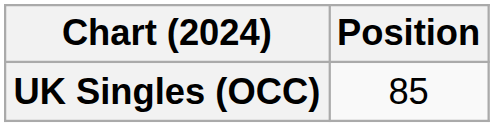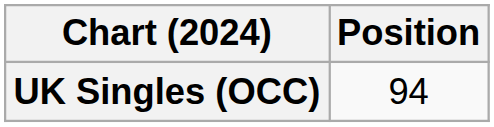(409, 90) 85 -> (409, 90) 94
